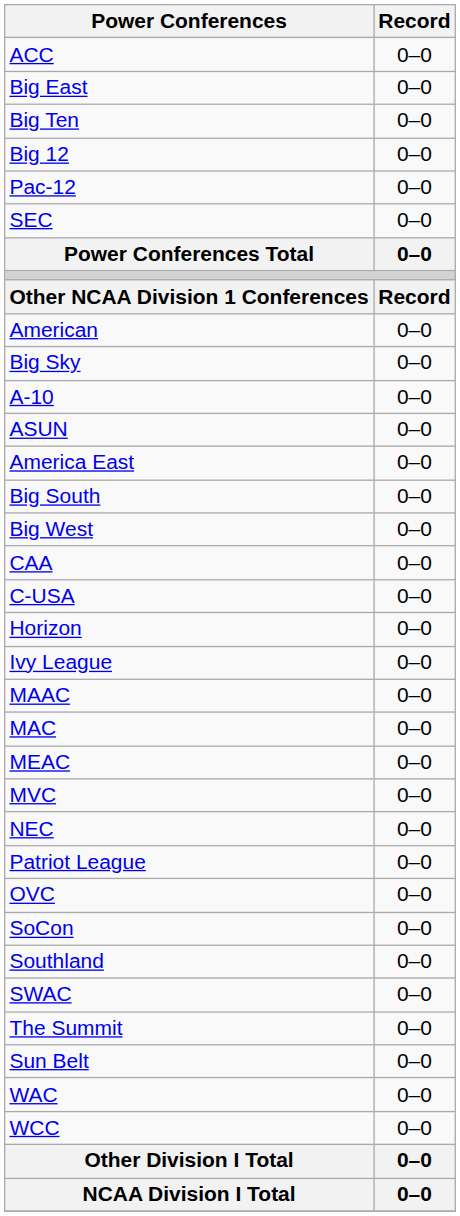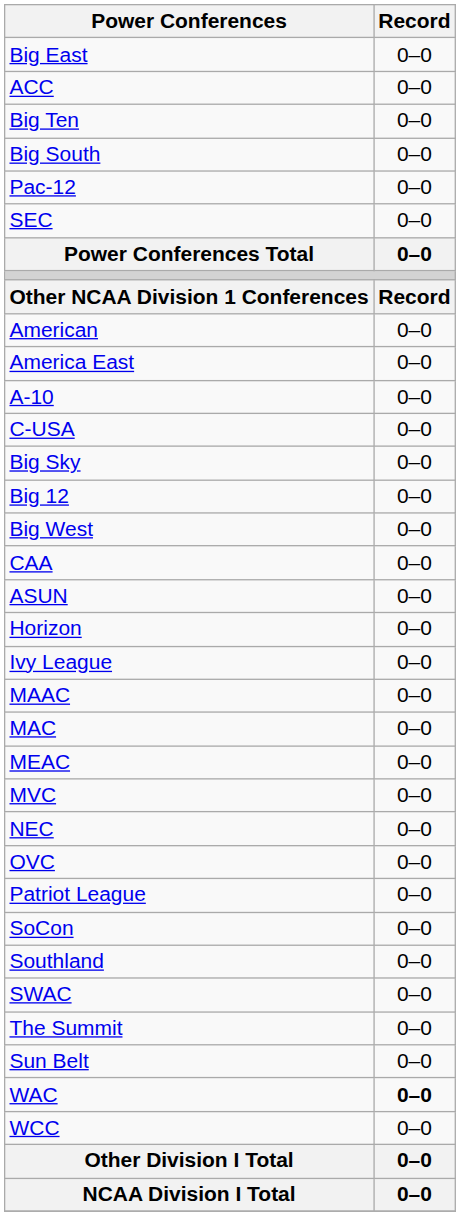rows swapped: (32, 54) <-> (49, 87)
rows swapped: (39, 154) <-> (55, 496)
rows swapped: (72, 462) <-> (45, 363)
rows swapped: (39, 429) <-> (42, 595)
rows swapped: (32, 895) <-> (78, 861)
(414, 1094) normal -> (414, 1094) bold
